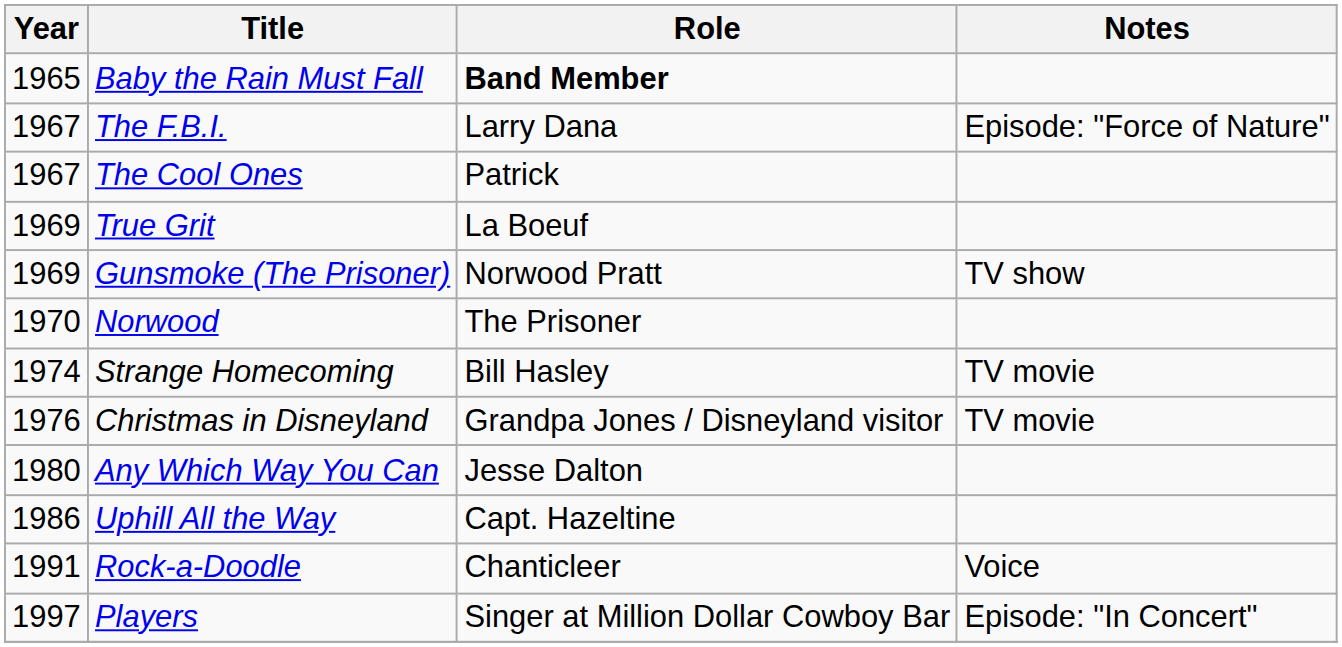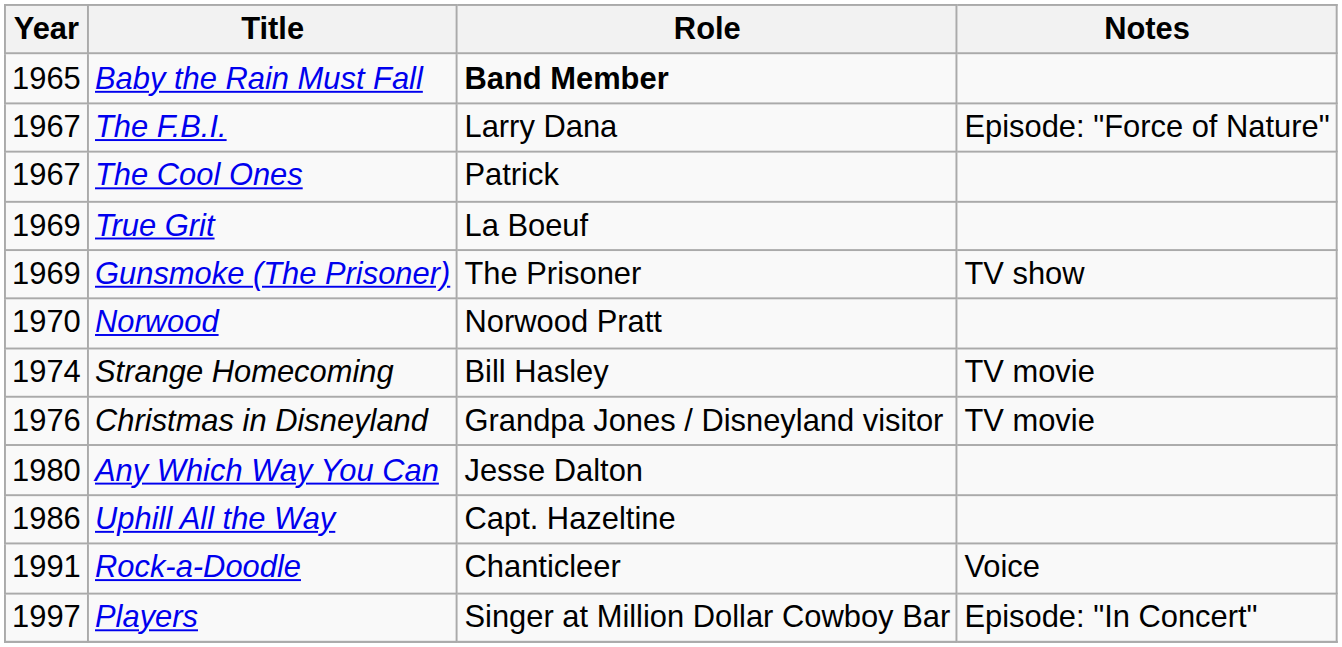(563, 273) Norwood Pratt -> (553, 273) The Prisoner
(553, 322) The Prisoner -> (563, 322) Norwood Pratt
